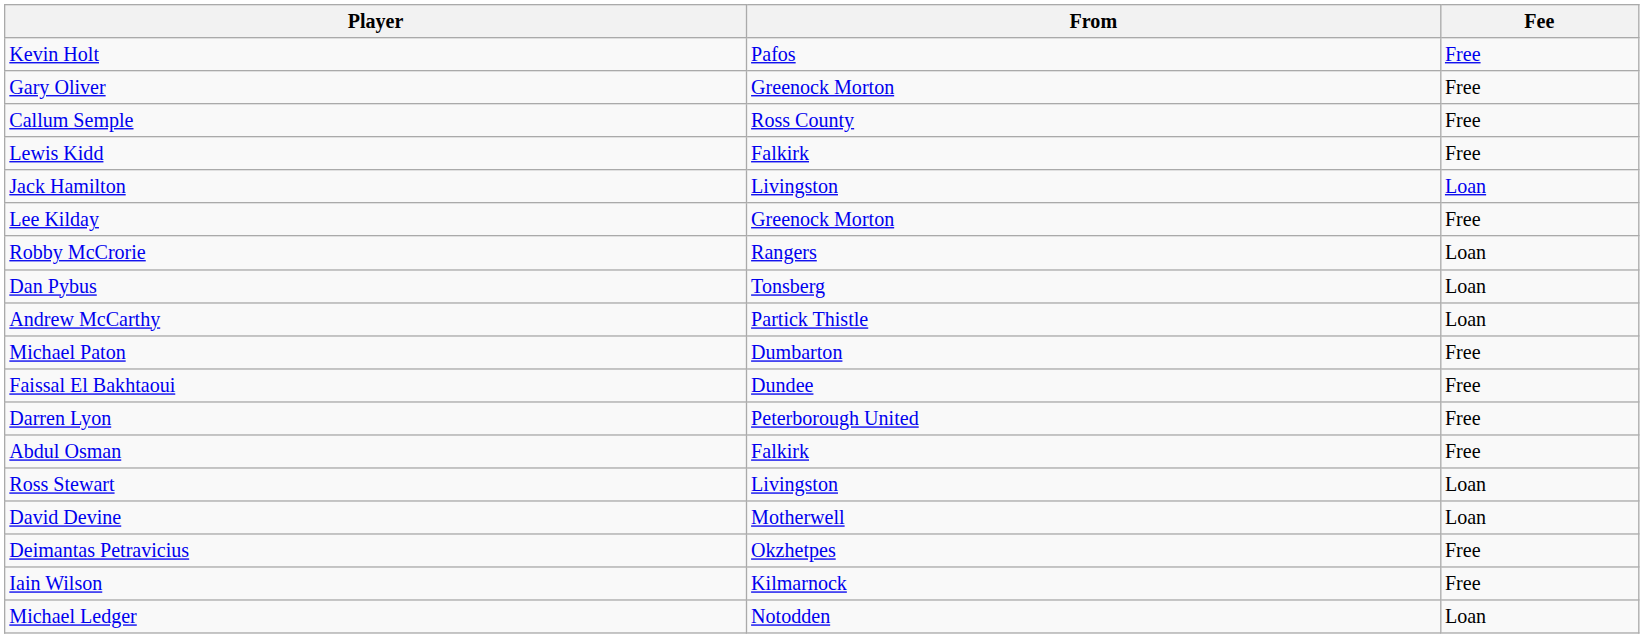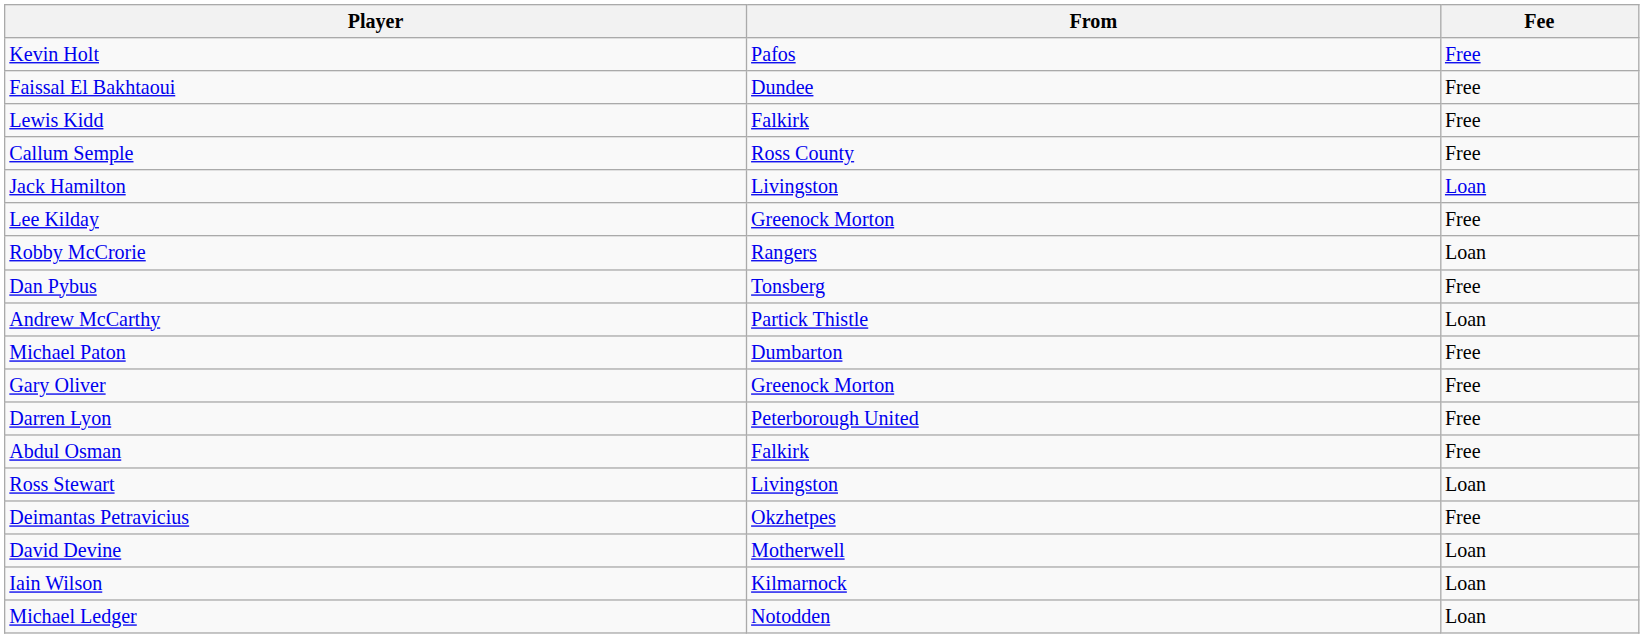rows swapped: (57, 87) <-> (92, 385)
rows swapped: (71, 120) <-> (56, 153)
(1466, 285) Loan -> (1463, 285) Free
rows swapped: (65, 517) <-> (99, 550)
(1463, 583) Free -> (1466, 583) Loan
